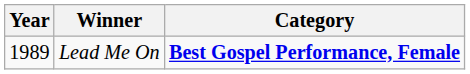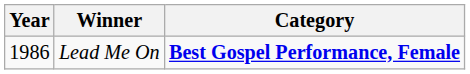(29, 52) 1989 -> (29, 52) 1986
